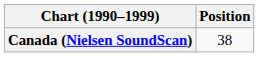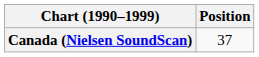(225, 39) 38 -> (225, 39) 37
